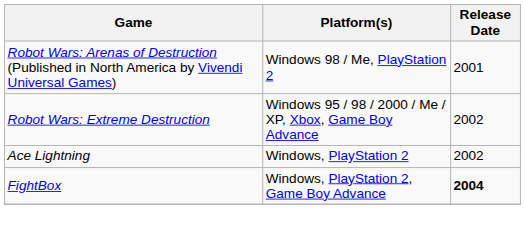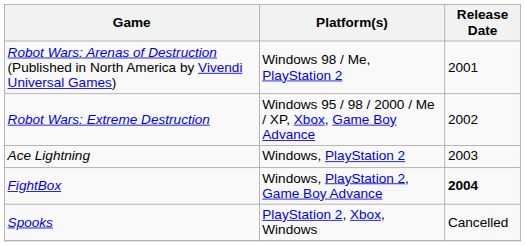(469, 156) 2002 -> (463, 156) 2003
+ row: (30, 222)
